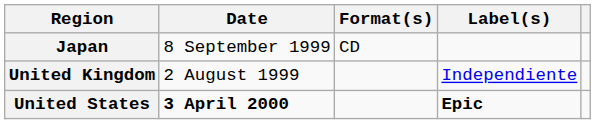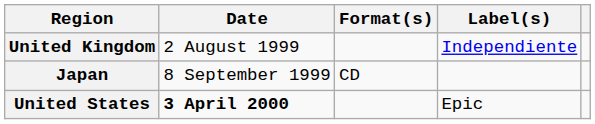rows swapped: (82, 76) <-> (82, 47)
(462, 104) bold -> (462, 104) normal
